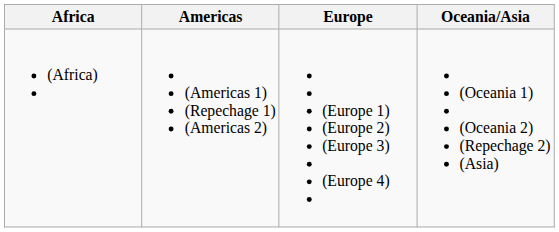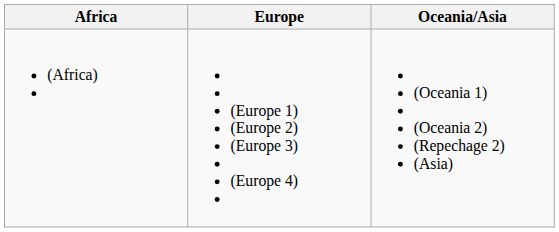- column: (211, 16)
